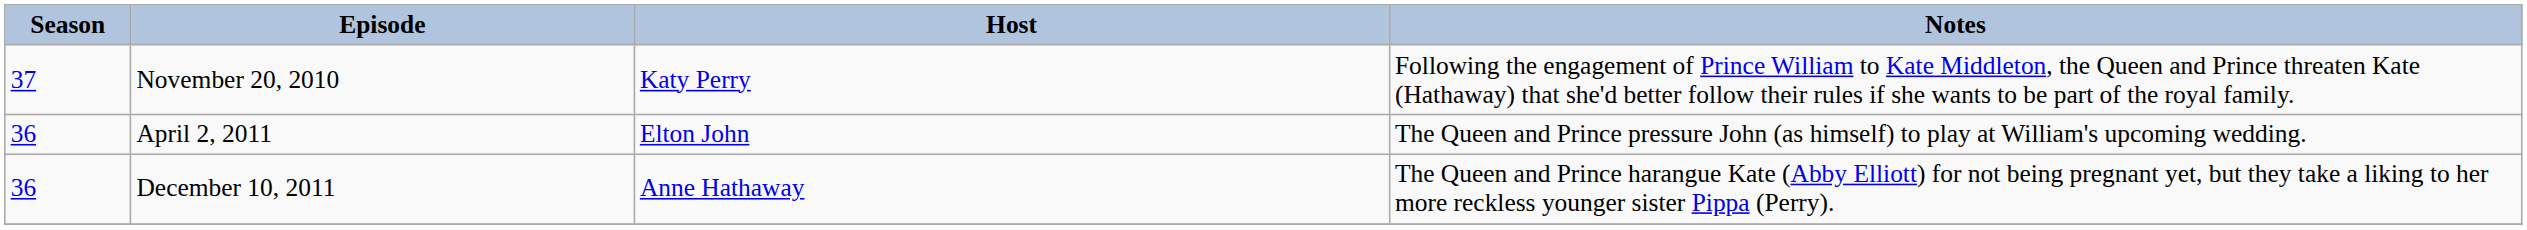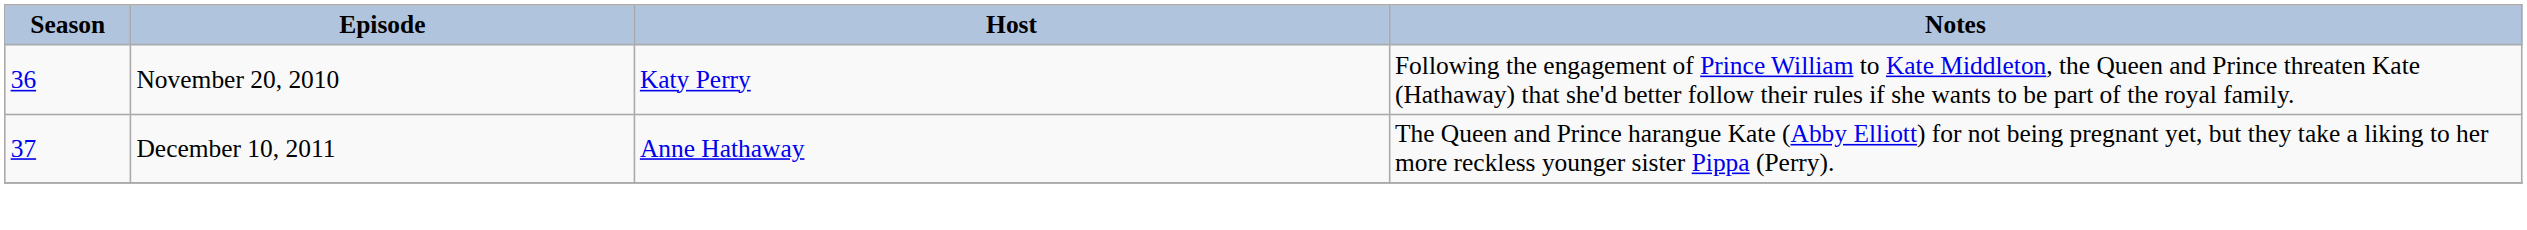(23, 79) 37 -> (23, 79) 36
- row: (204, 133)
(23, 188) 36 -> (23, 148) 37
